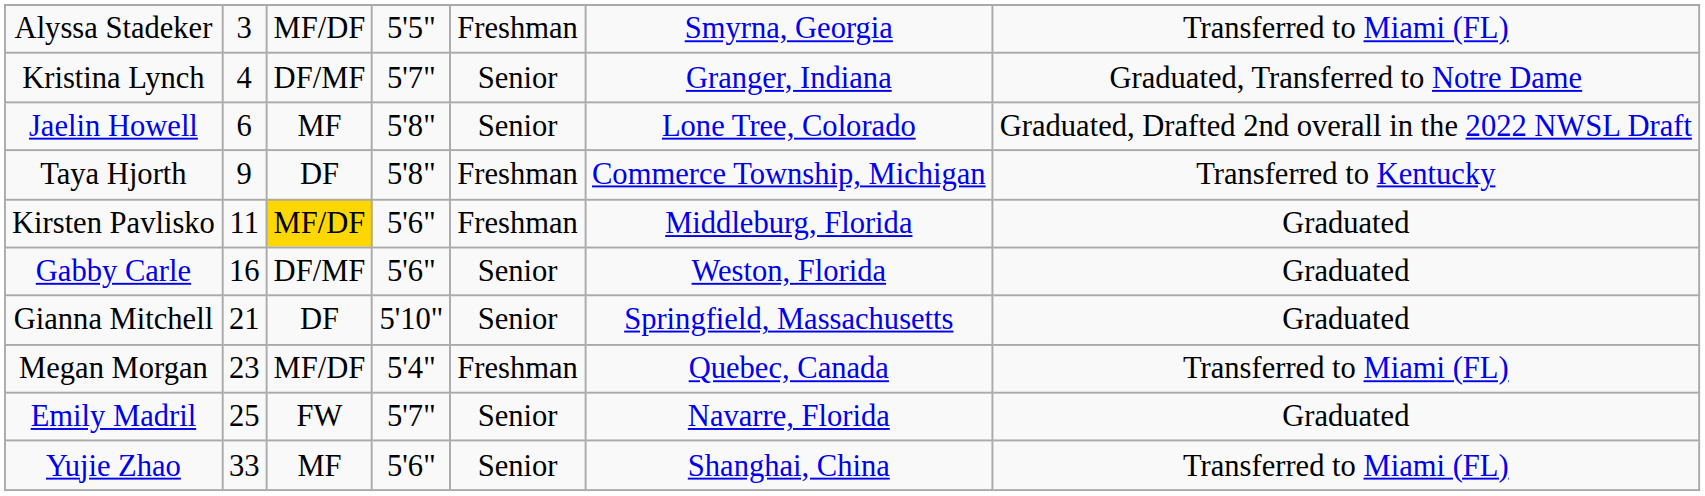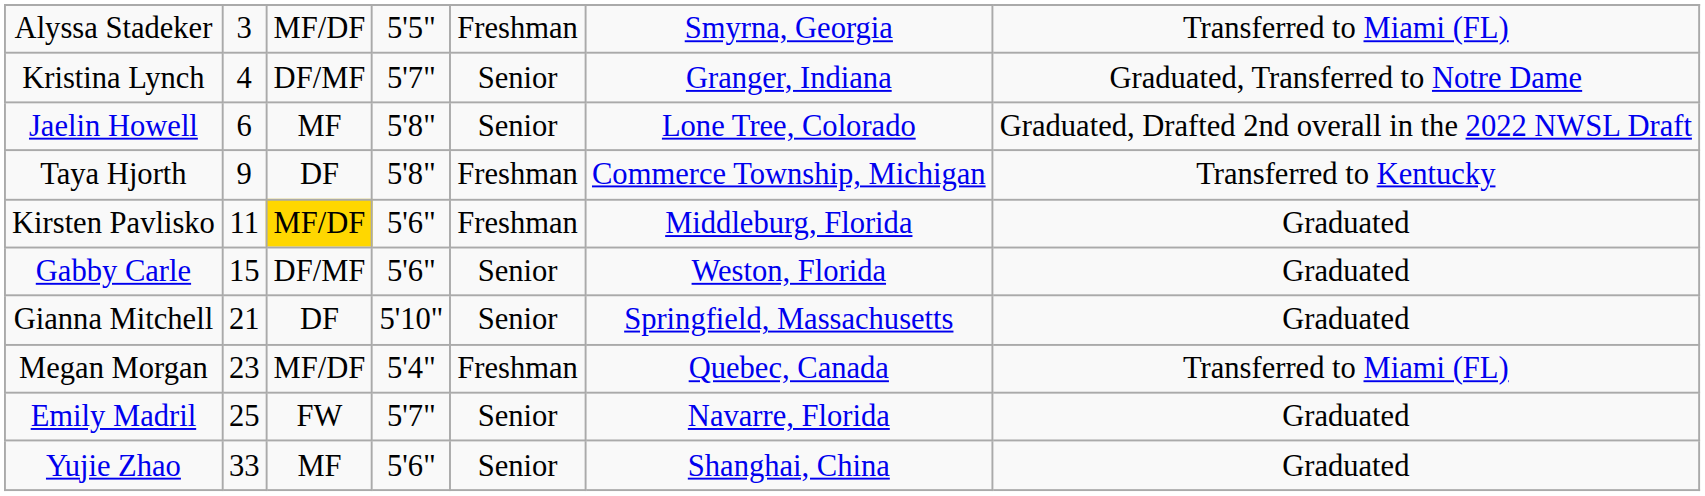(244, 271) 16 -> (244, 271) 15
(1346, 464) Transferred to Miami (FL) -> (1346, 464) Graduated
